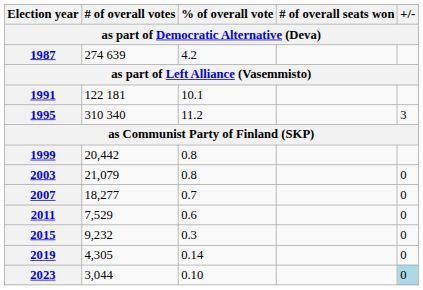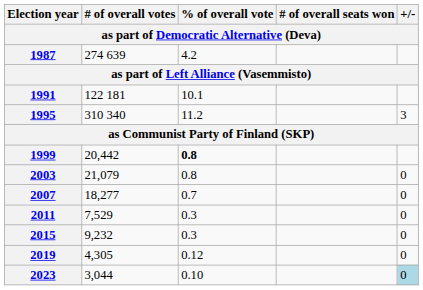(189, 154) normal -> (189, 154) bold
(189, 214) 0.6 -> (189, 214) 0.3
(192, 255) 0.14 -> (192, 255) 0.12
